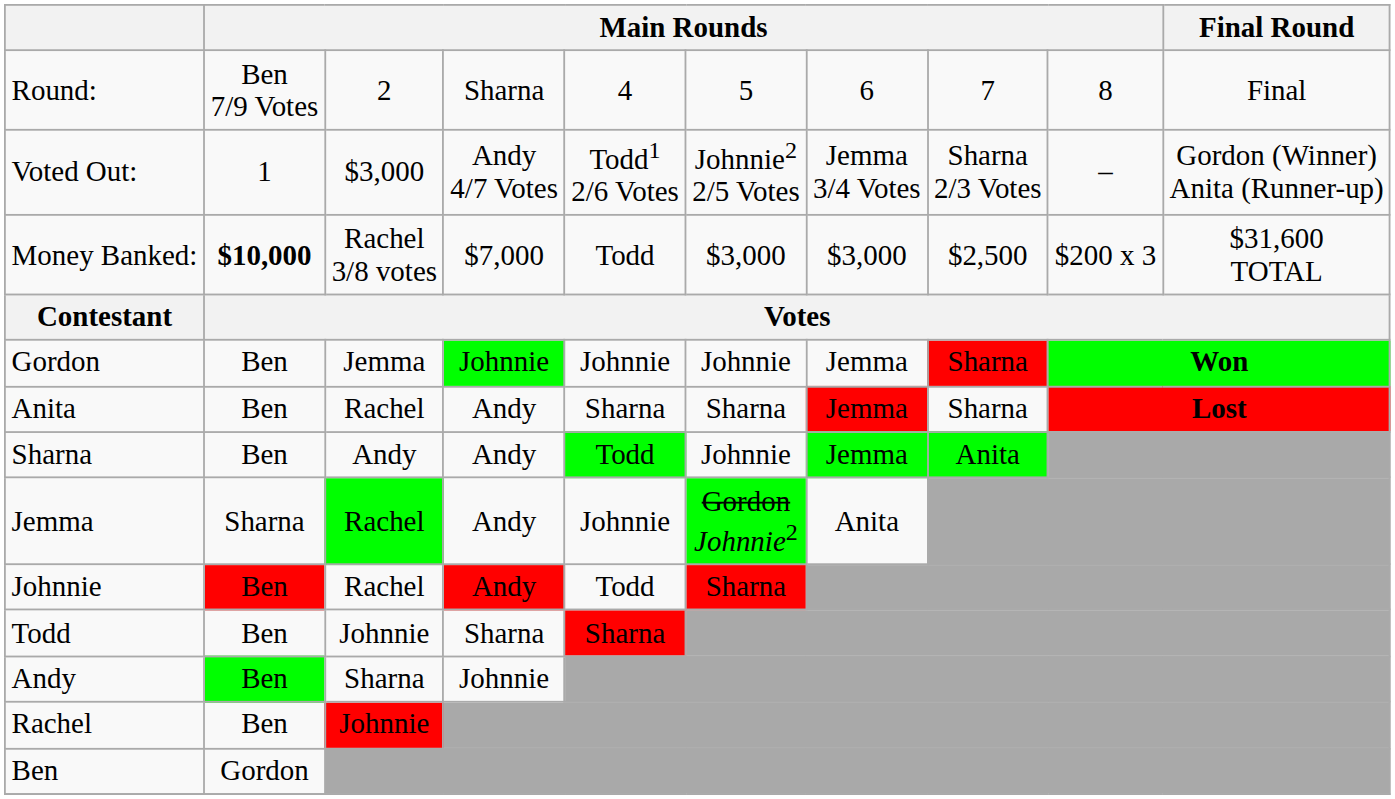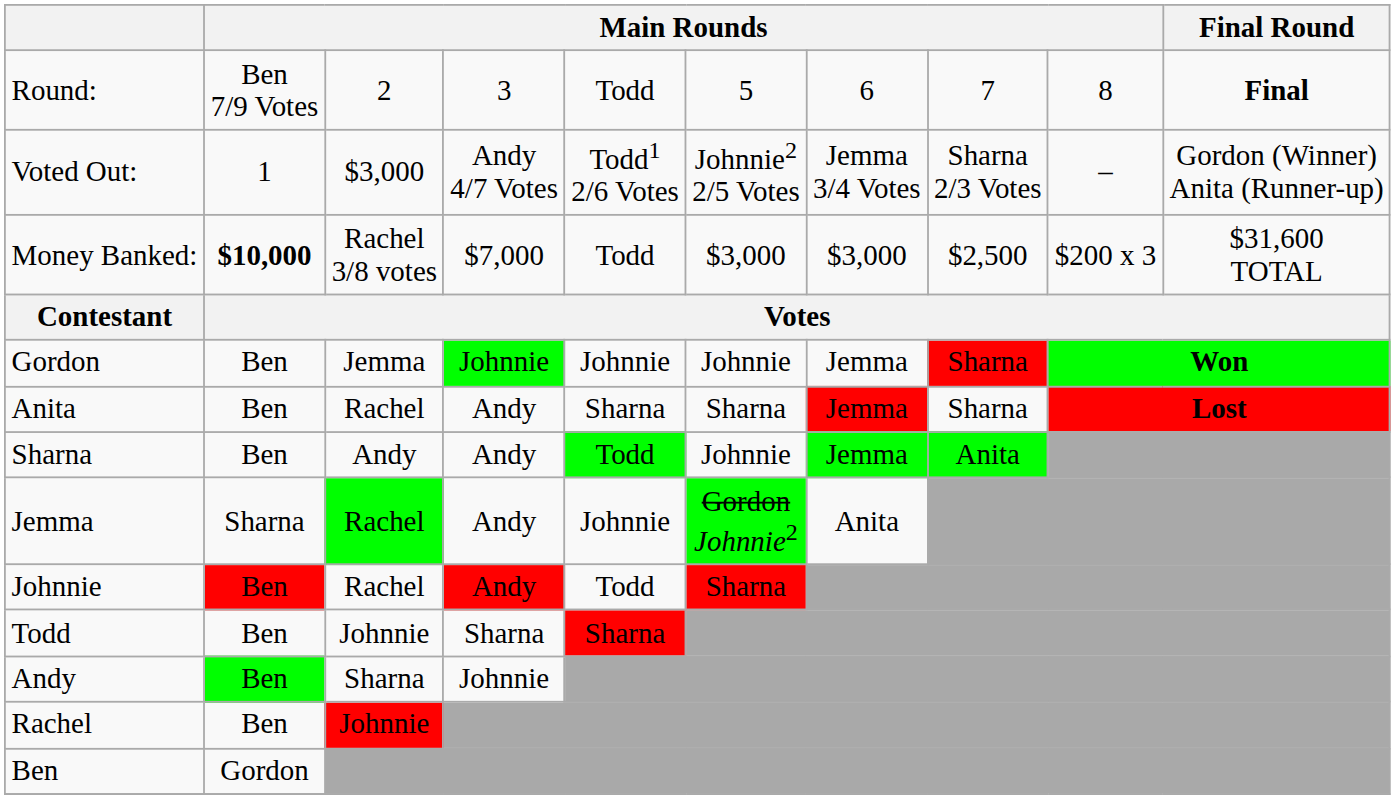(504, 89) Sharna -> (504, 89) 3
(625, 89) 4 -> (625, 89) Todd
(1277, 89) normal -> (1277, 89) bold
